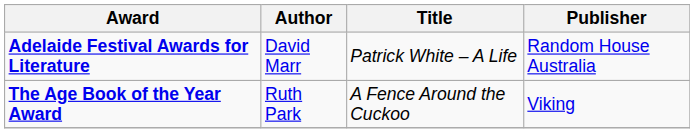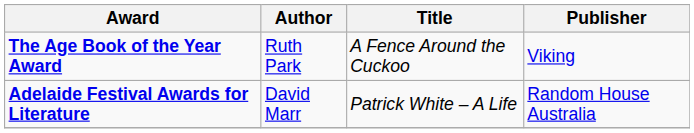rows swapped: (128, 56) <-> (115, 103)
